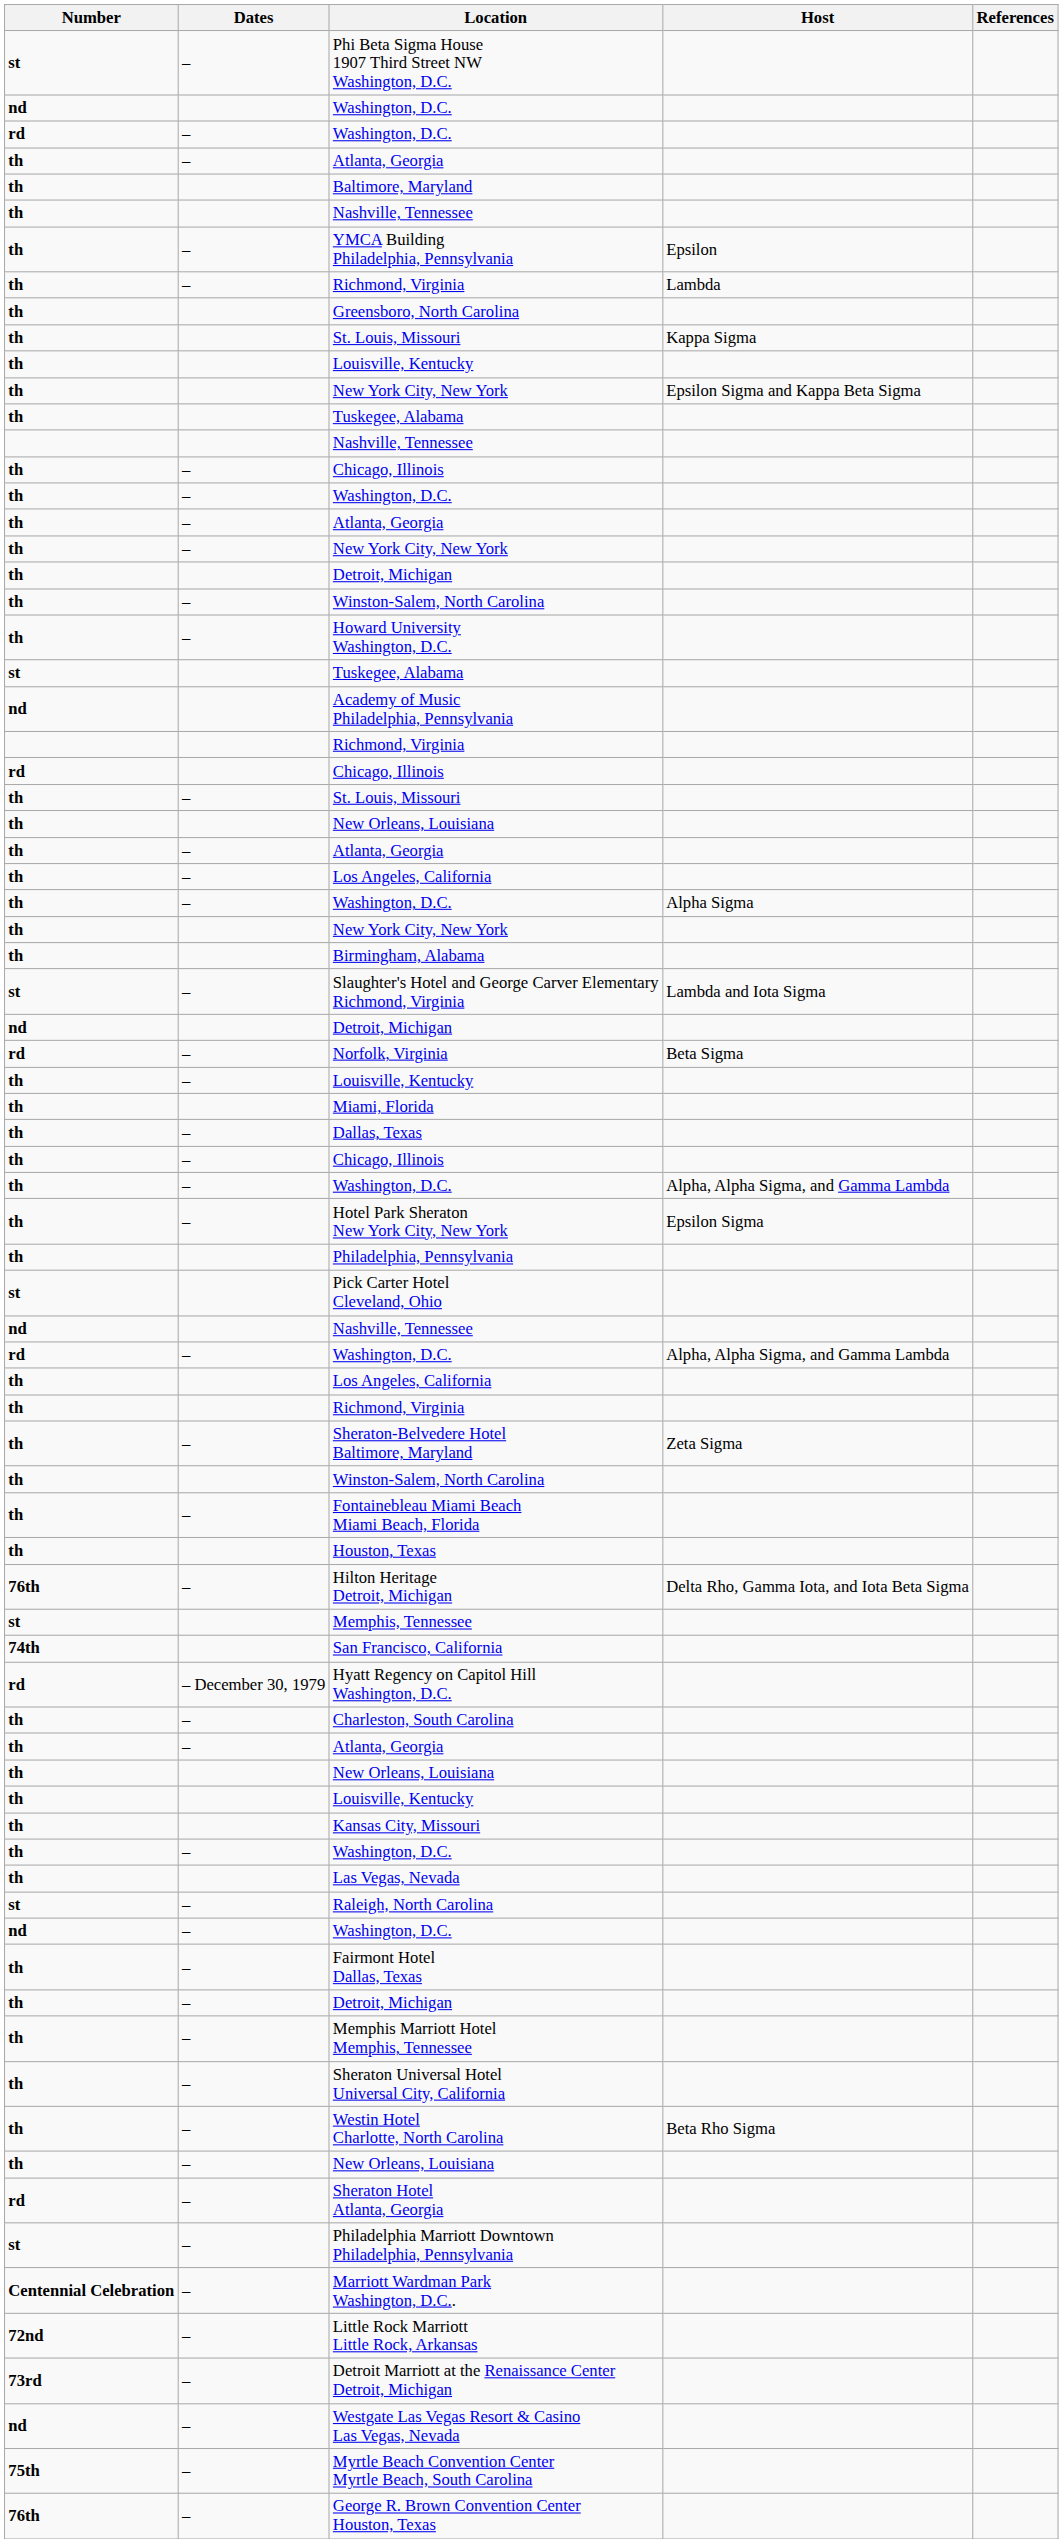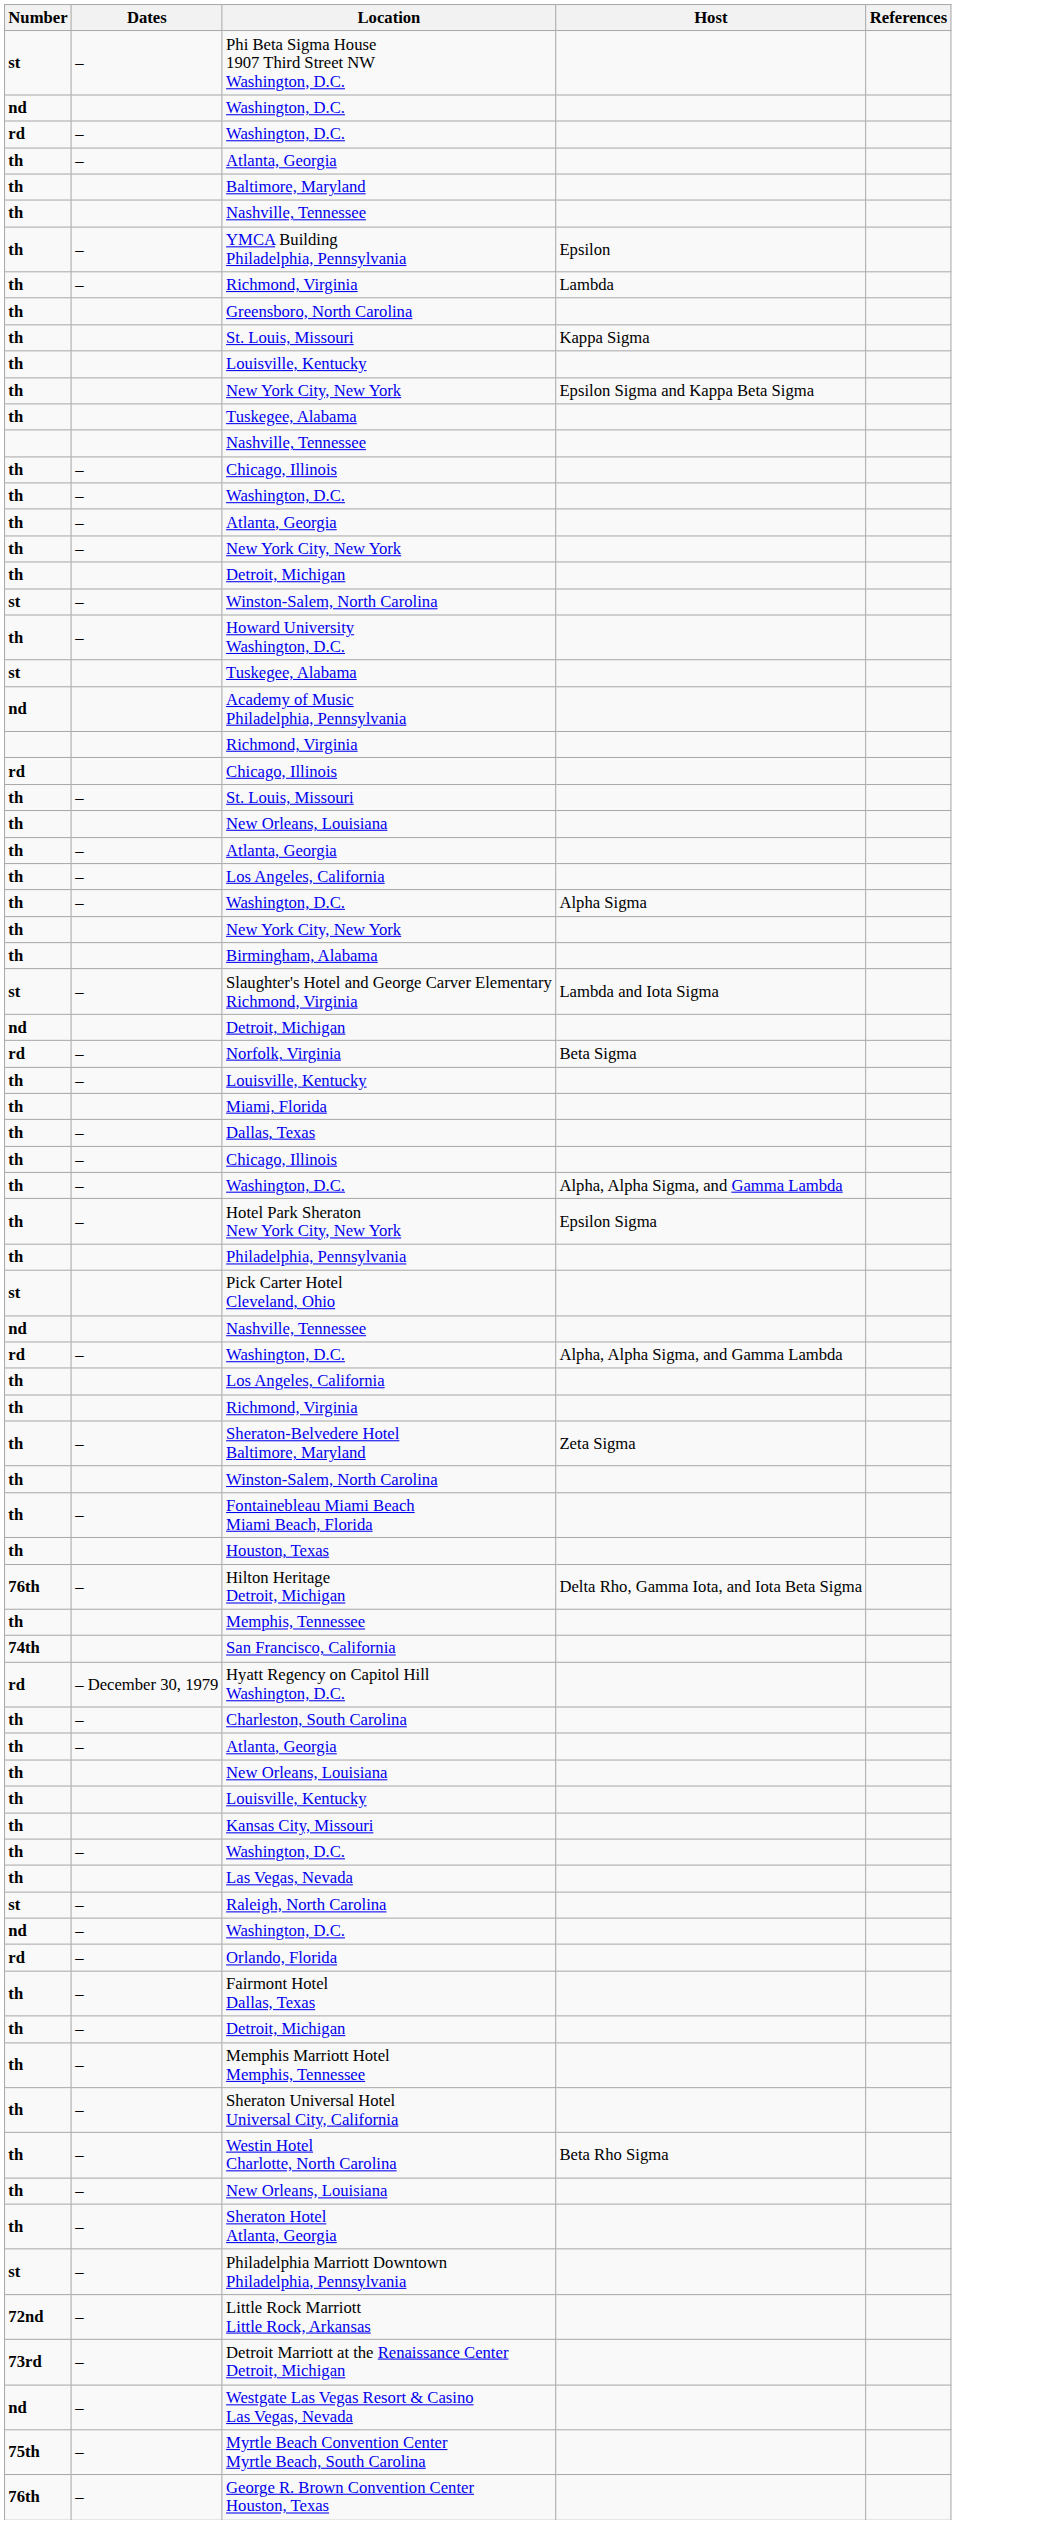(16, 601) th -> (14, 601) st
(14, 1622) st -> (16, 1622) th
+ row: (79, 1957)
(17, 2200) rd -> (16, 2226) th
- row: (186, 2290)
